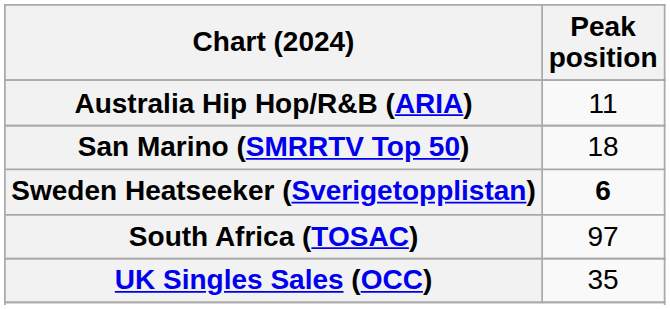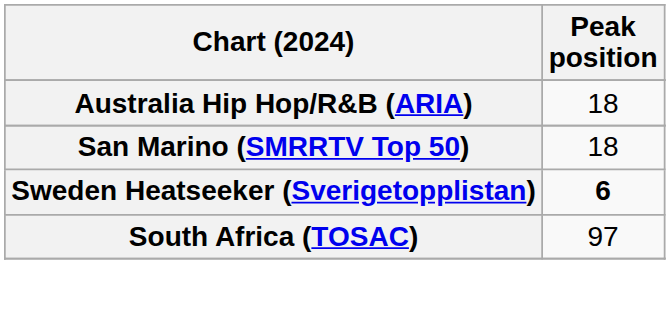(603, 102) 11 -> (603, 102) 18
- row: (274, 280)
